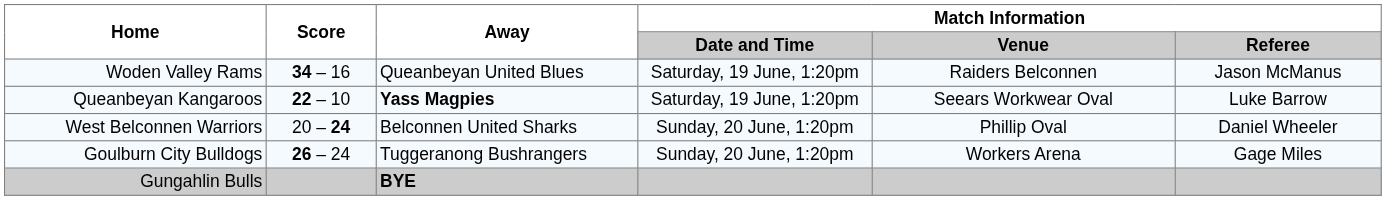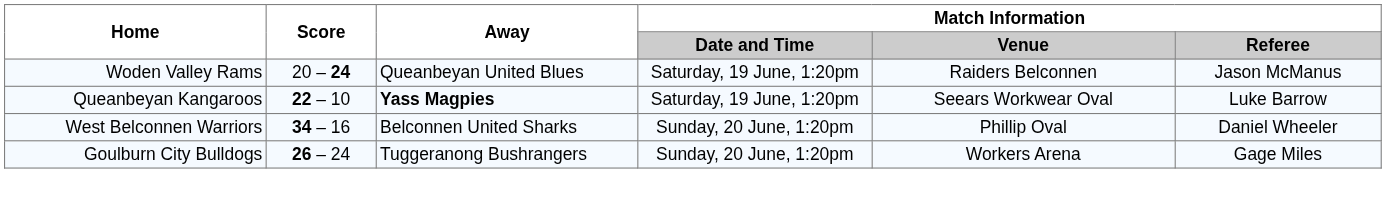(321, 72) 34 – 16 -> (321, 72) 20 – 24
(321, 127) 20 – 24 -> (321, 127) 34 – 16
- row: (201, 181)
